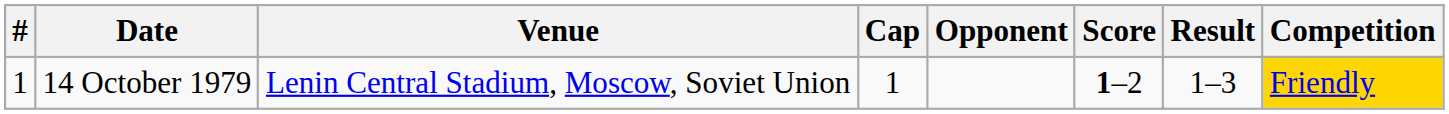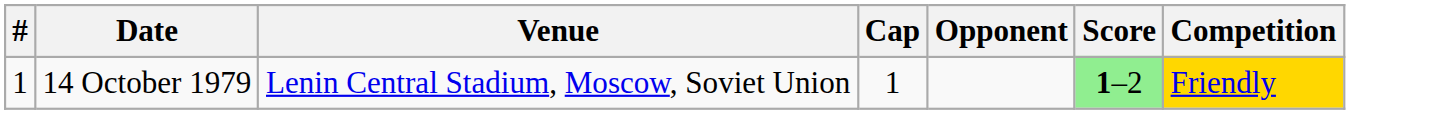- column: (1213, 30)
(1119, 81) no background -> (1119, 81) lightgreen background
